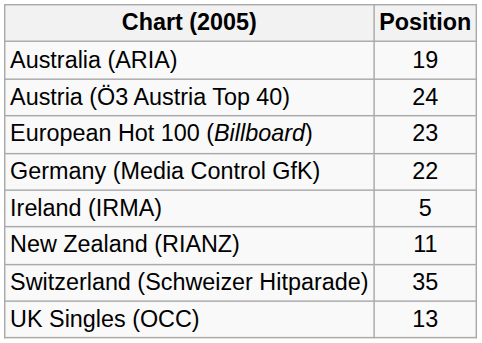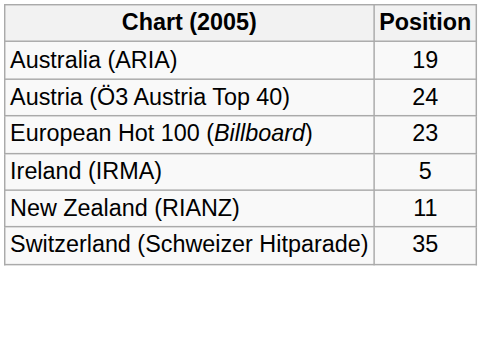- row: (165, 171)
- row: (105, 319)
